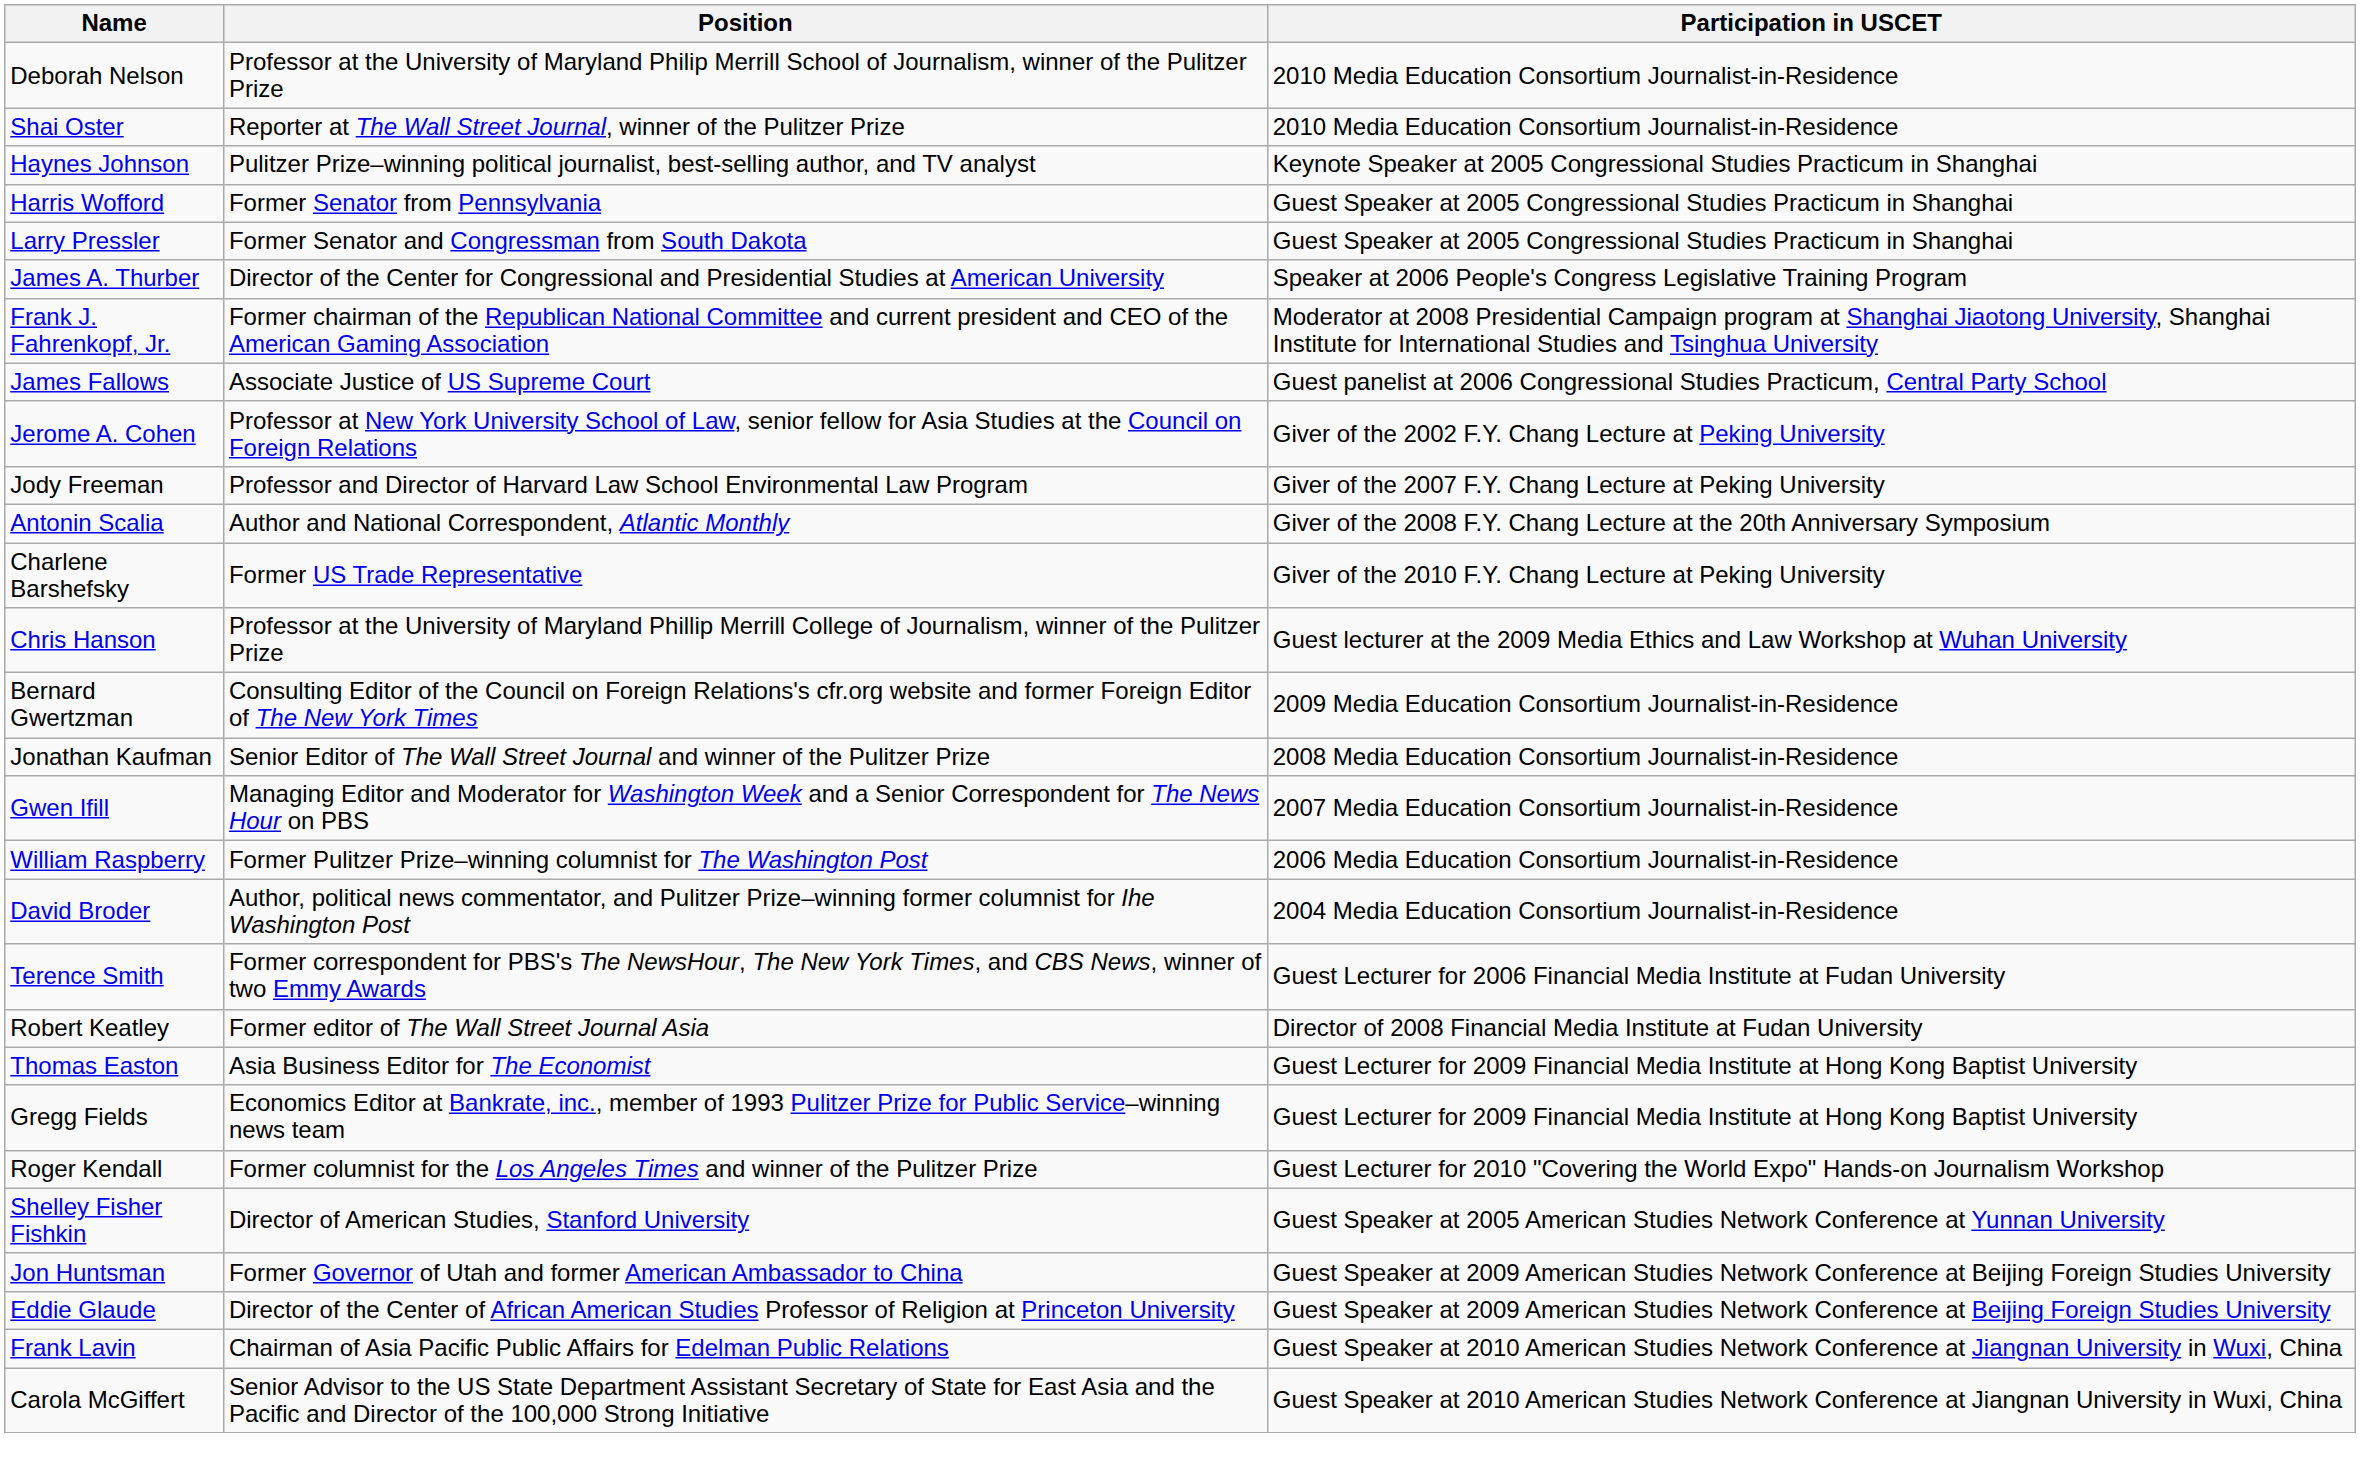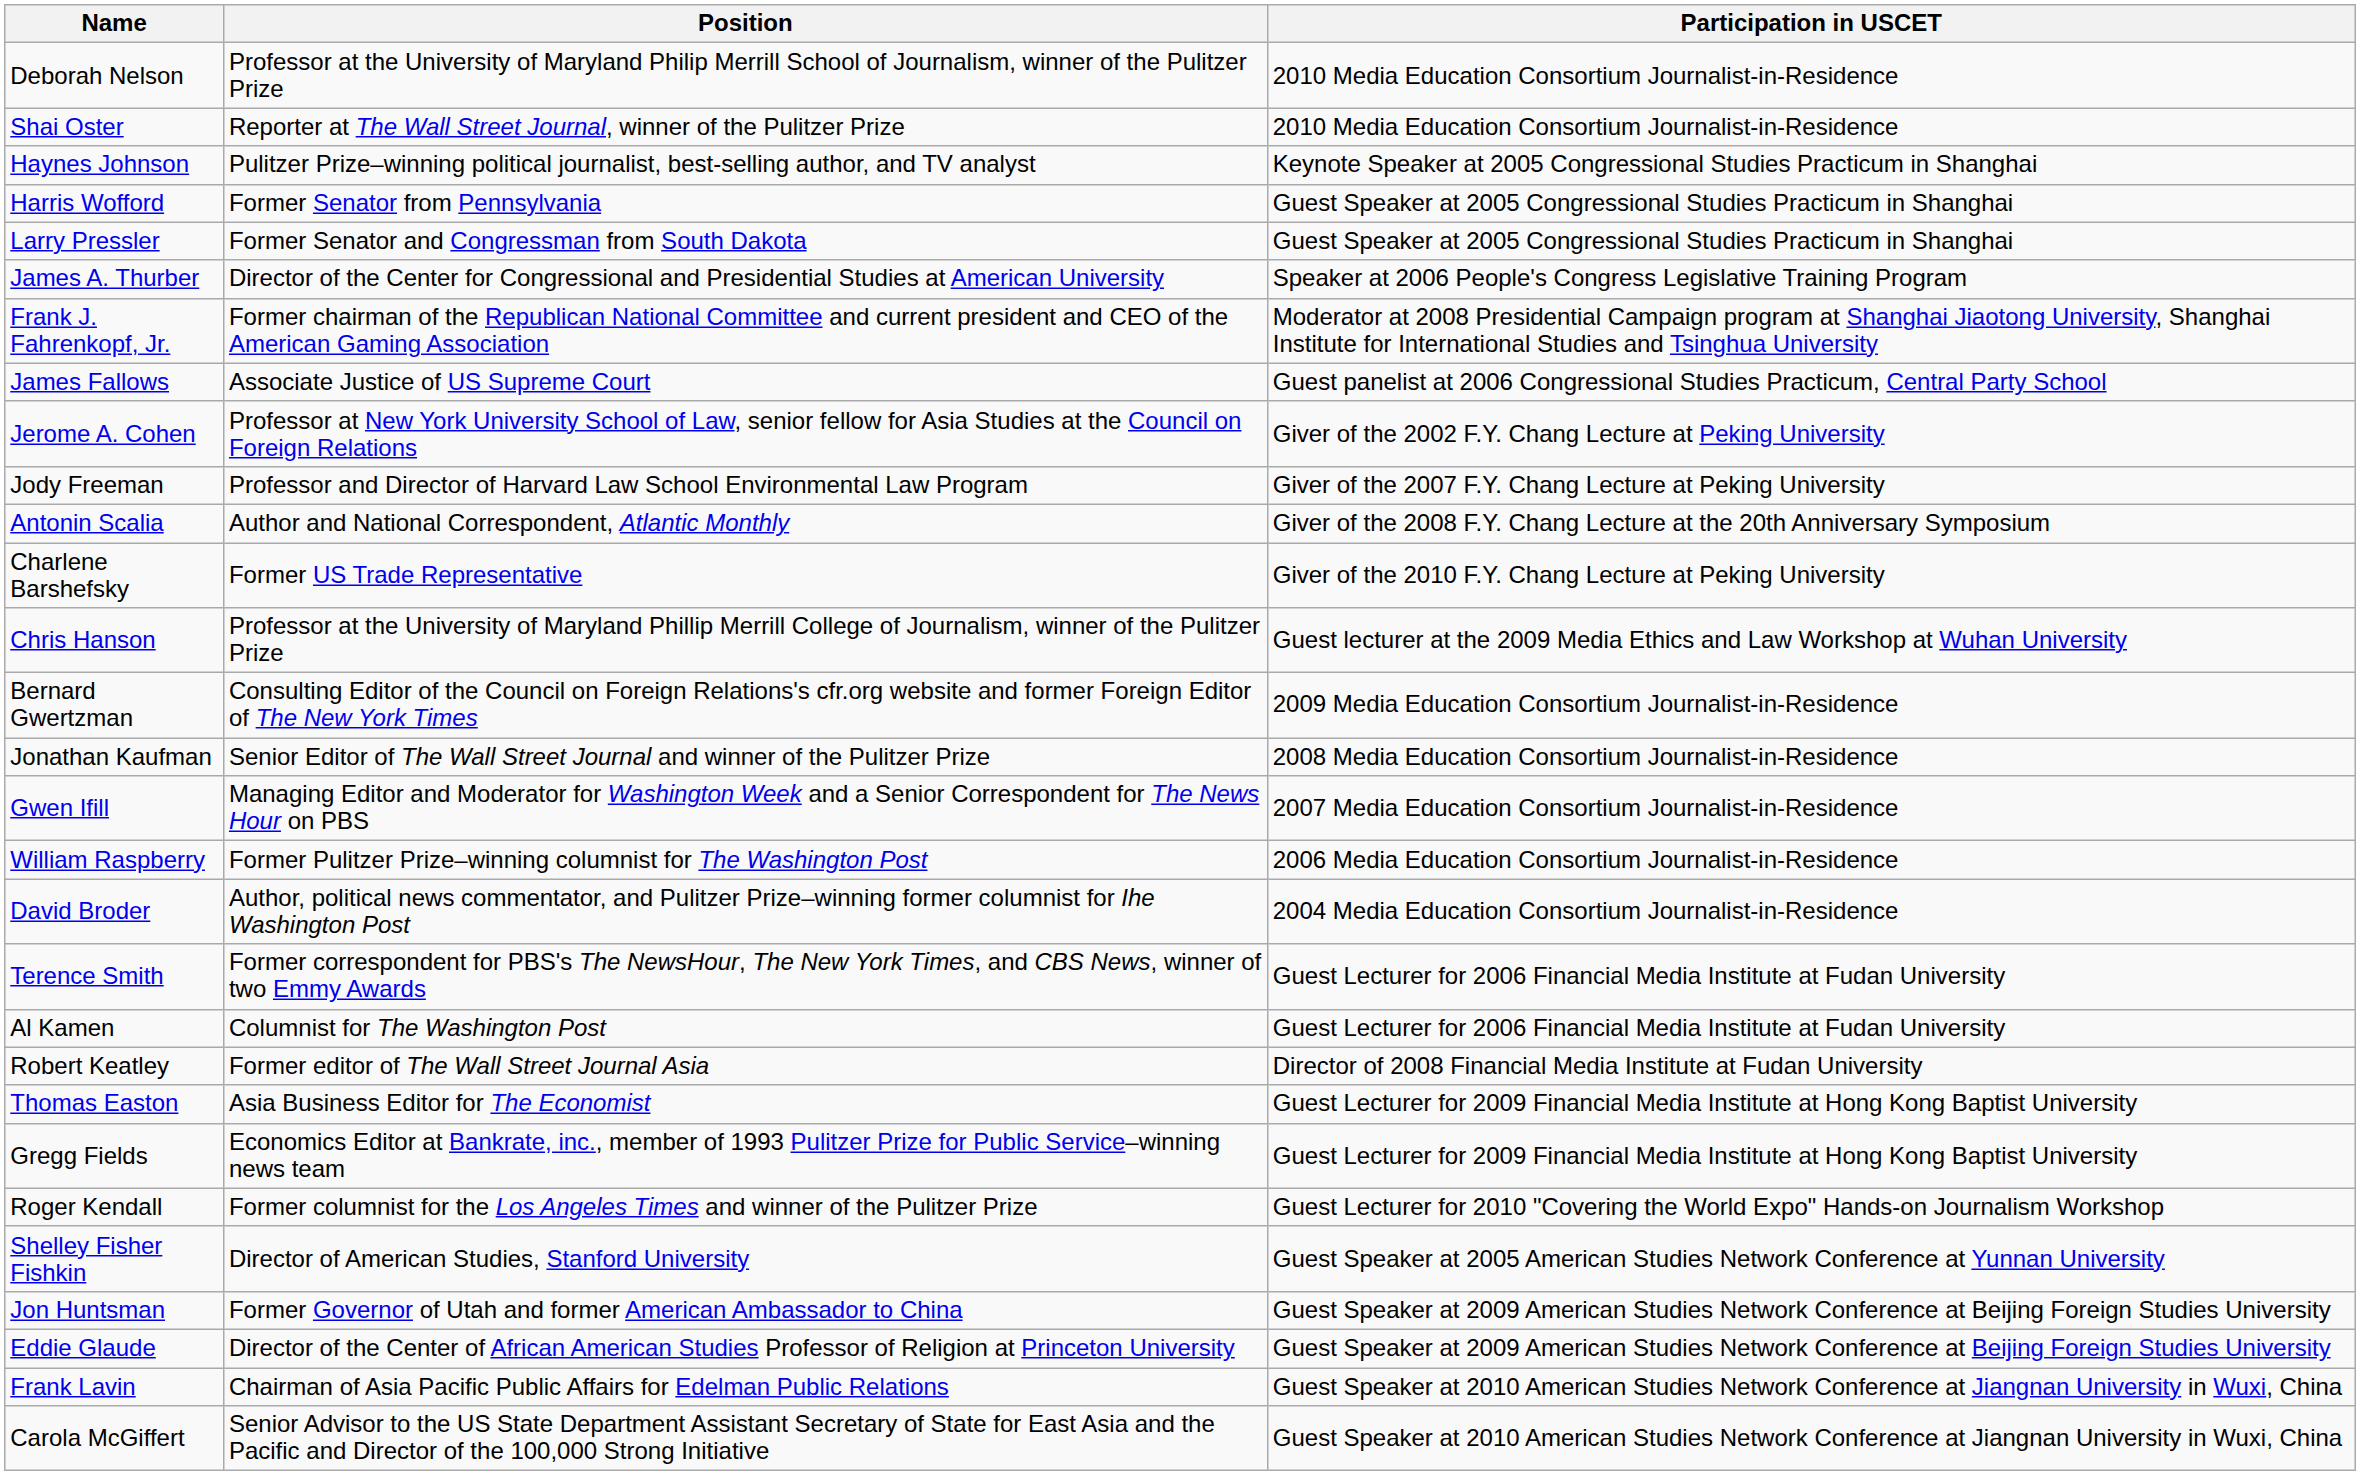+ row: (62, 1027)
